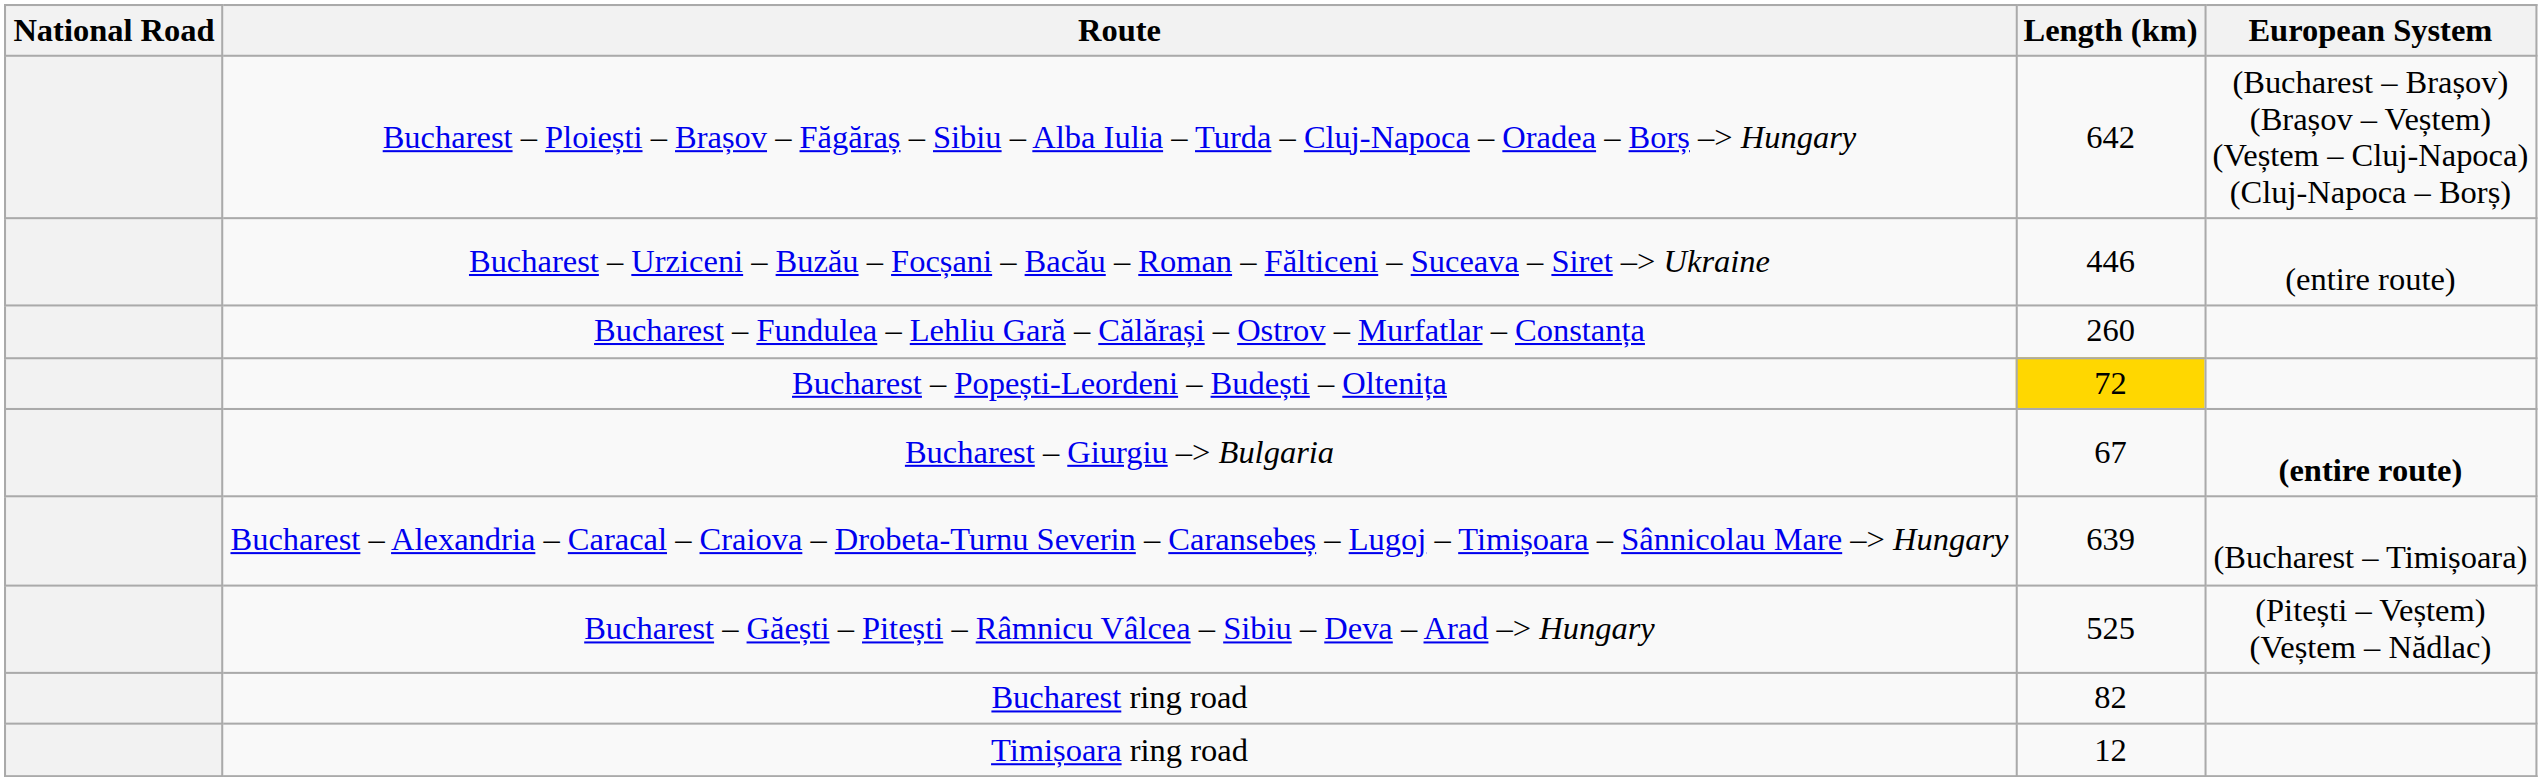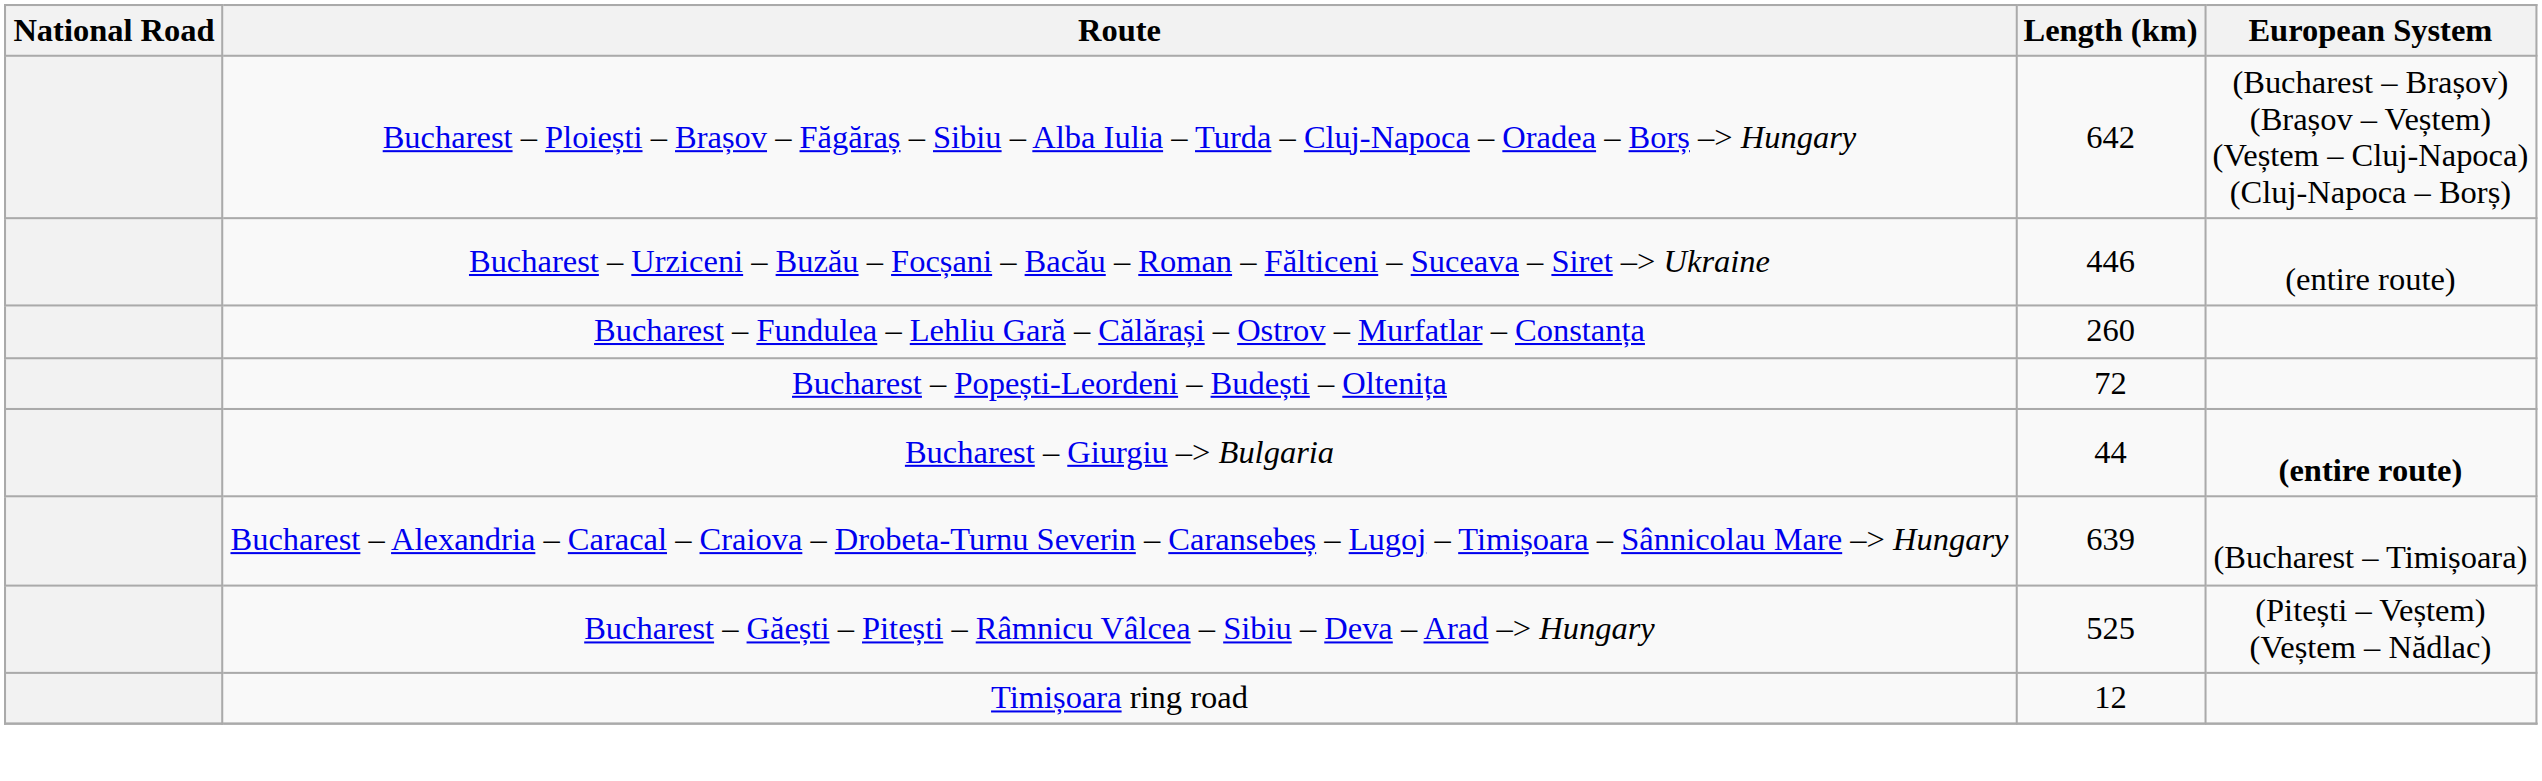(2111, 382) gold background -> (2111, 382) no background
(2111, 452) 67 -> (2111, 452) 44
- row: (1119, 698)
